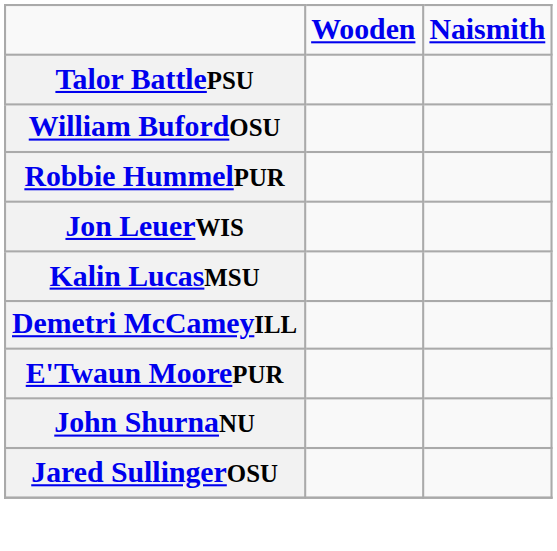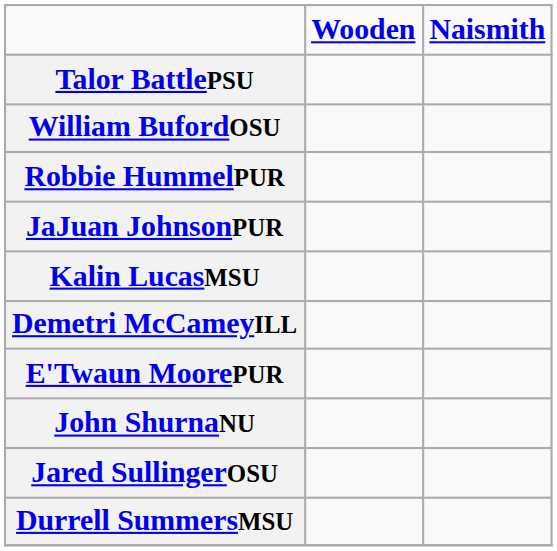+ row: (155, 226)
- row: (155, 226)
+ row: (155, 521)
